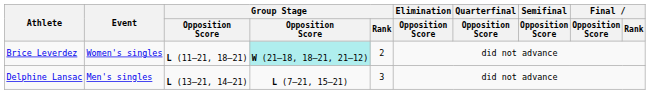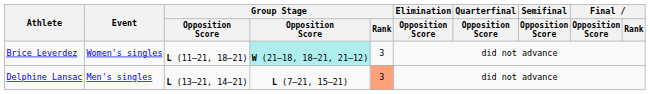(382, 53) 2 -> (382, 53) 3
(382, 77) no background -> (382, 77) lightsalmon background
